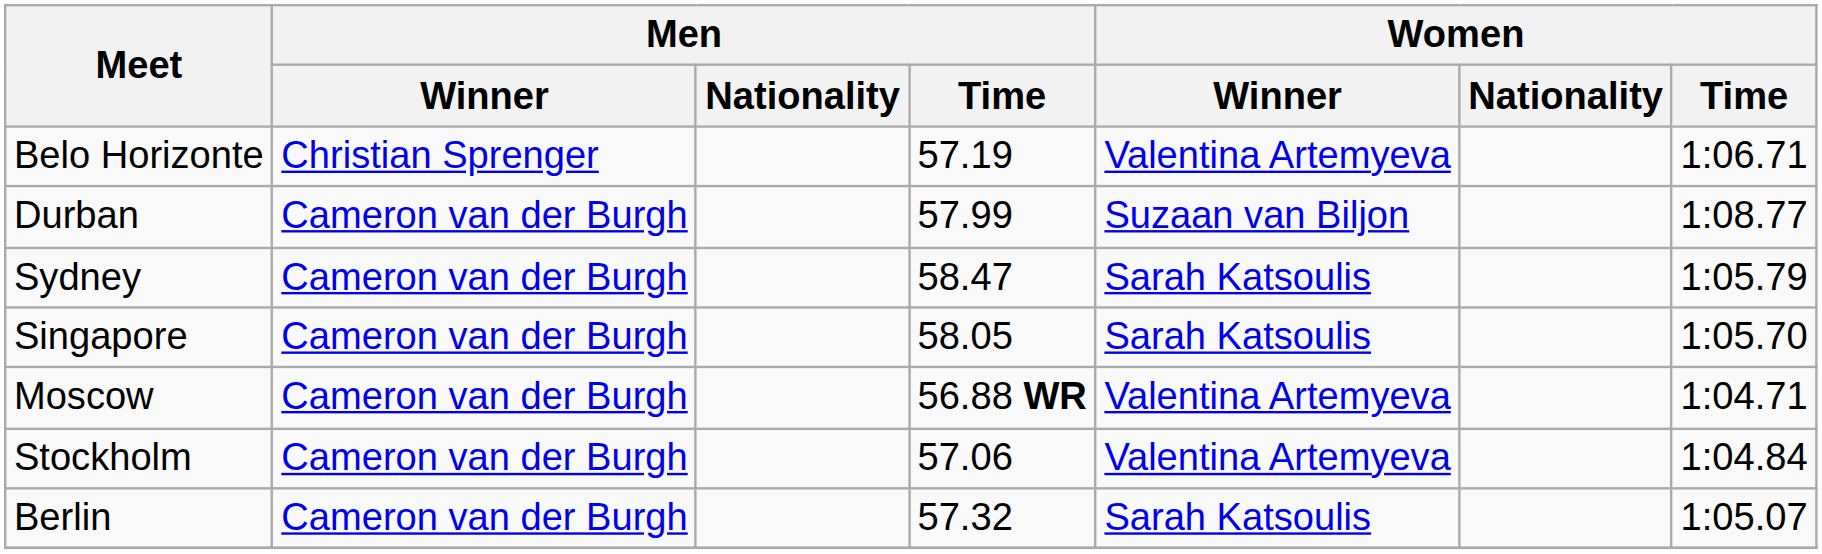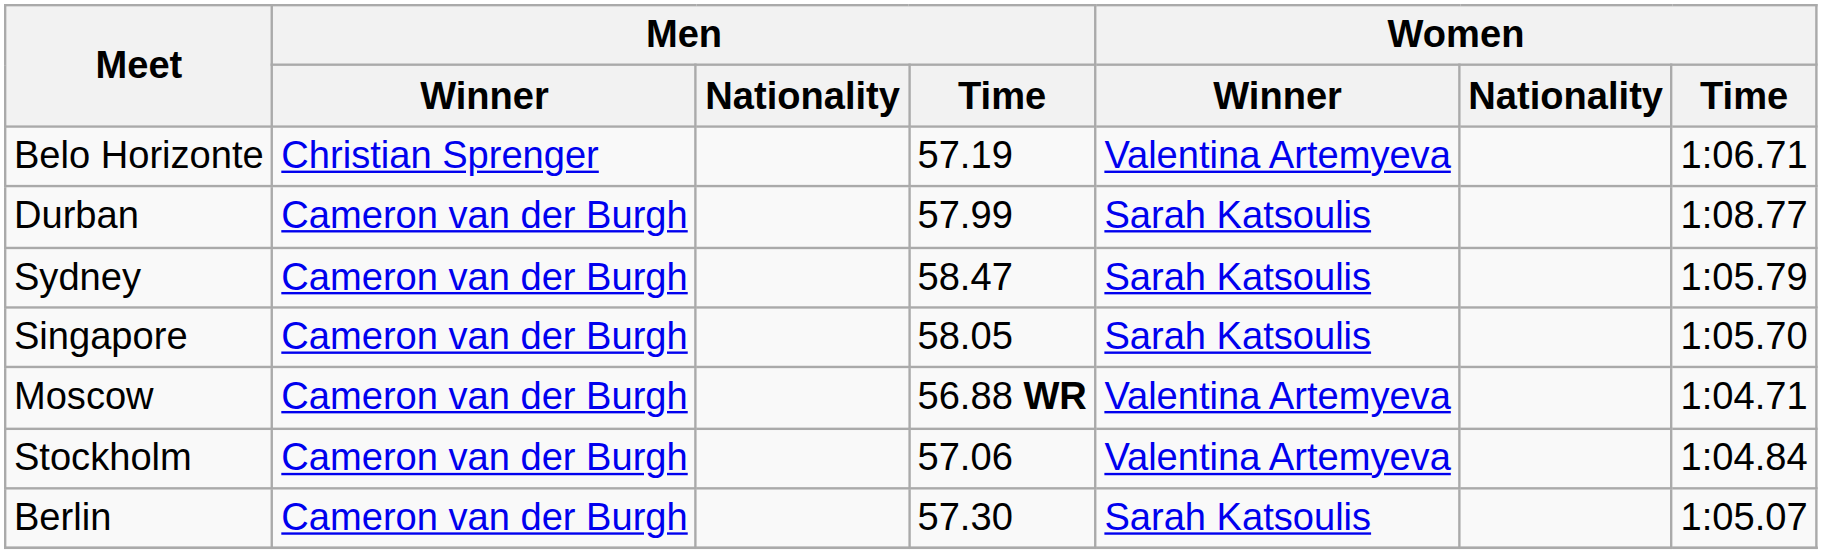(1257, 215) Suzaan van Biljon -> (1238, 215) Sarah Katsoulis
(965, 517) 57.32 -> (965, 517) 57.30
